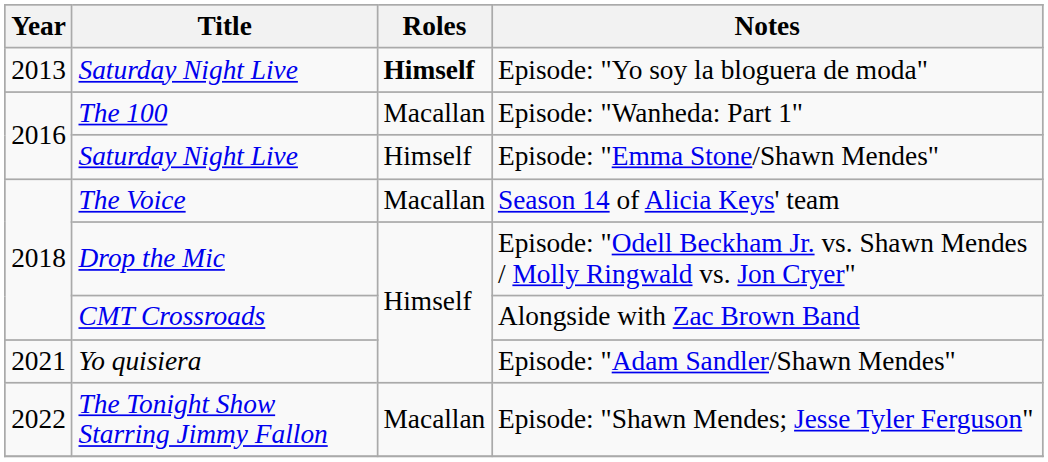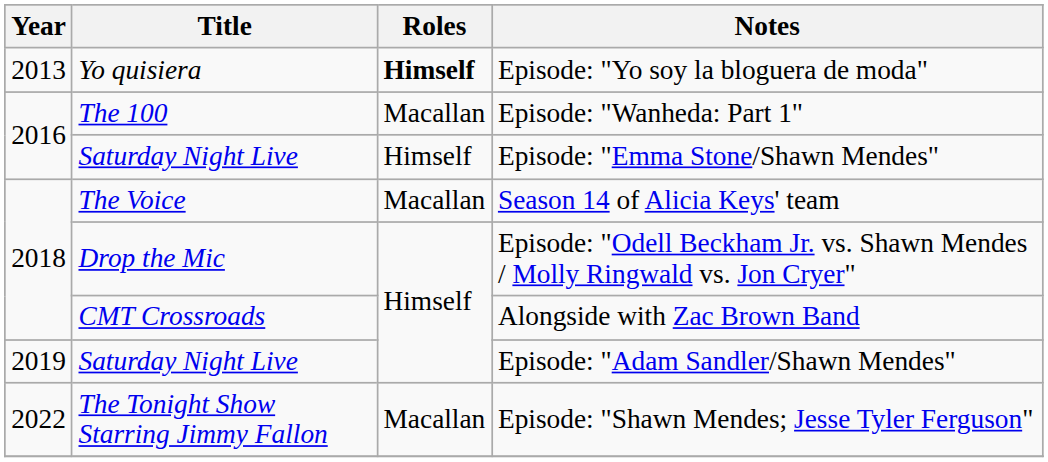(188, 69) Saturday Night Live -> (140, 69) Yo quisiera
(39, 360) 2021 -> (39, 360) 2019
(140, 360) Yo quisiera -> (188, 360) Saturday Night Live
